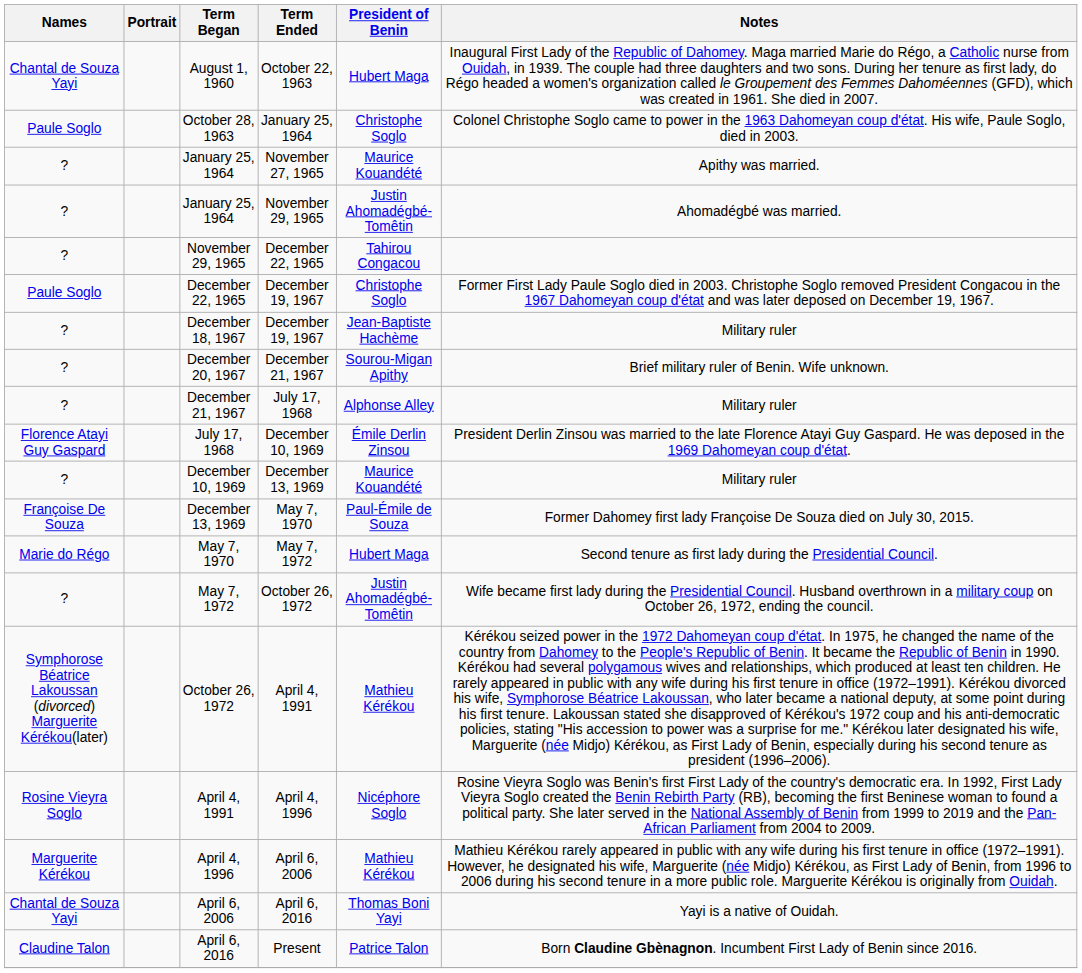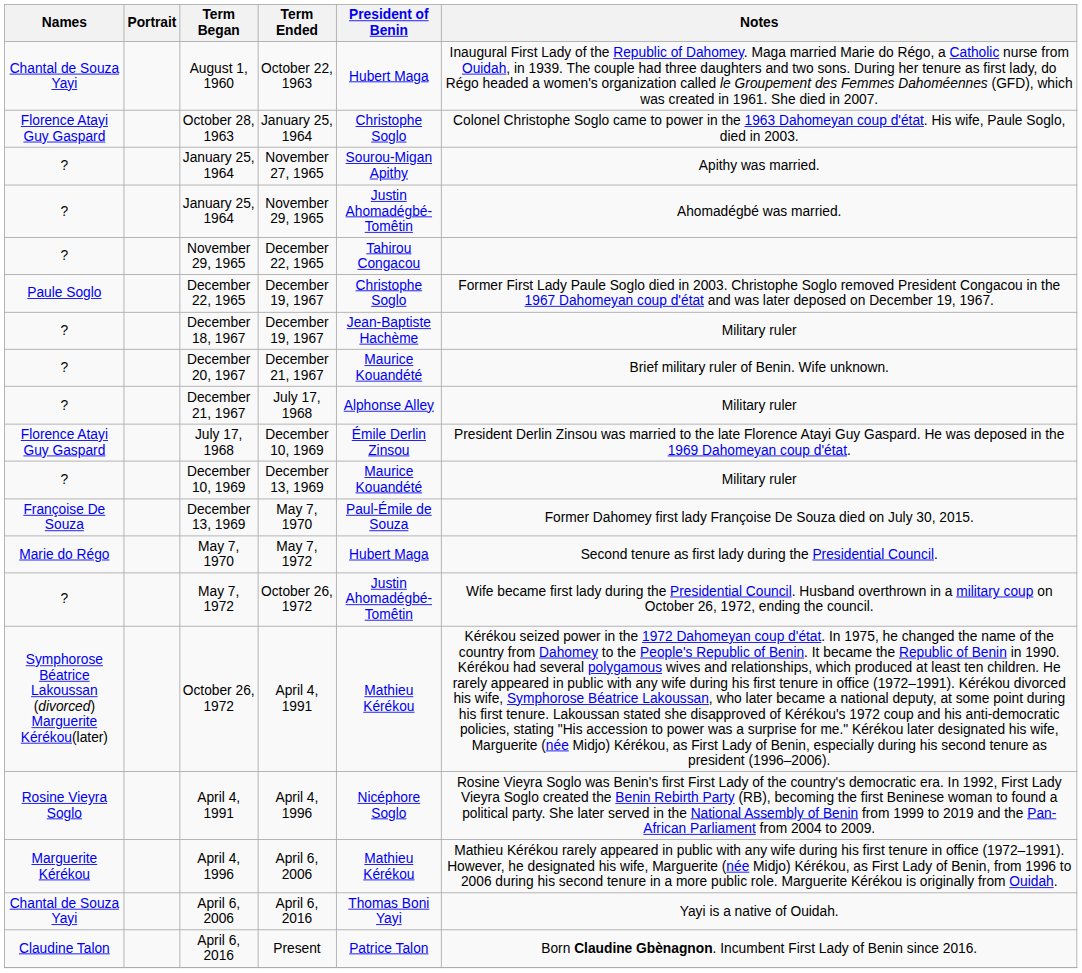(64, 128) Paule Soglo -> (64, 128) Florence Atayi Guy Gaspard
(389, 166) Maurice Kouandété -> (389, 166) Sourou-Migan Apithy
(389, 368) Sourou-Migan Apithy -> (389, 368) Maurice Kouandété
